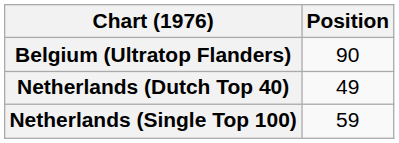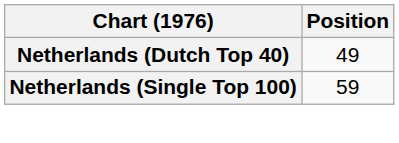- row: (153, 54)
